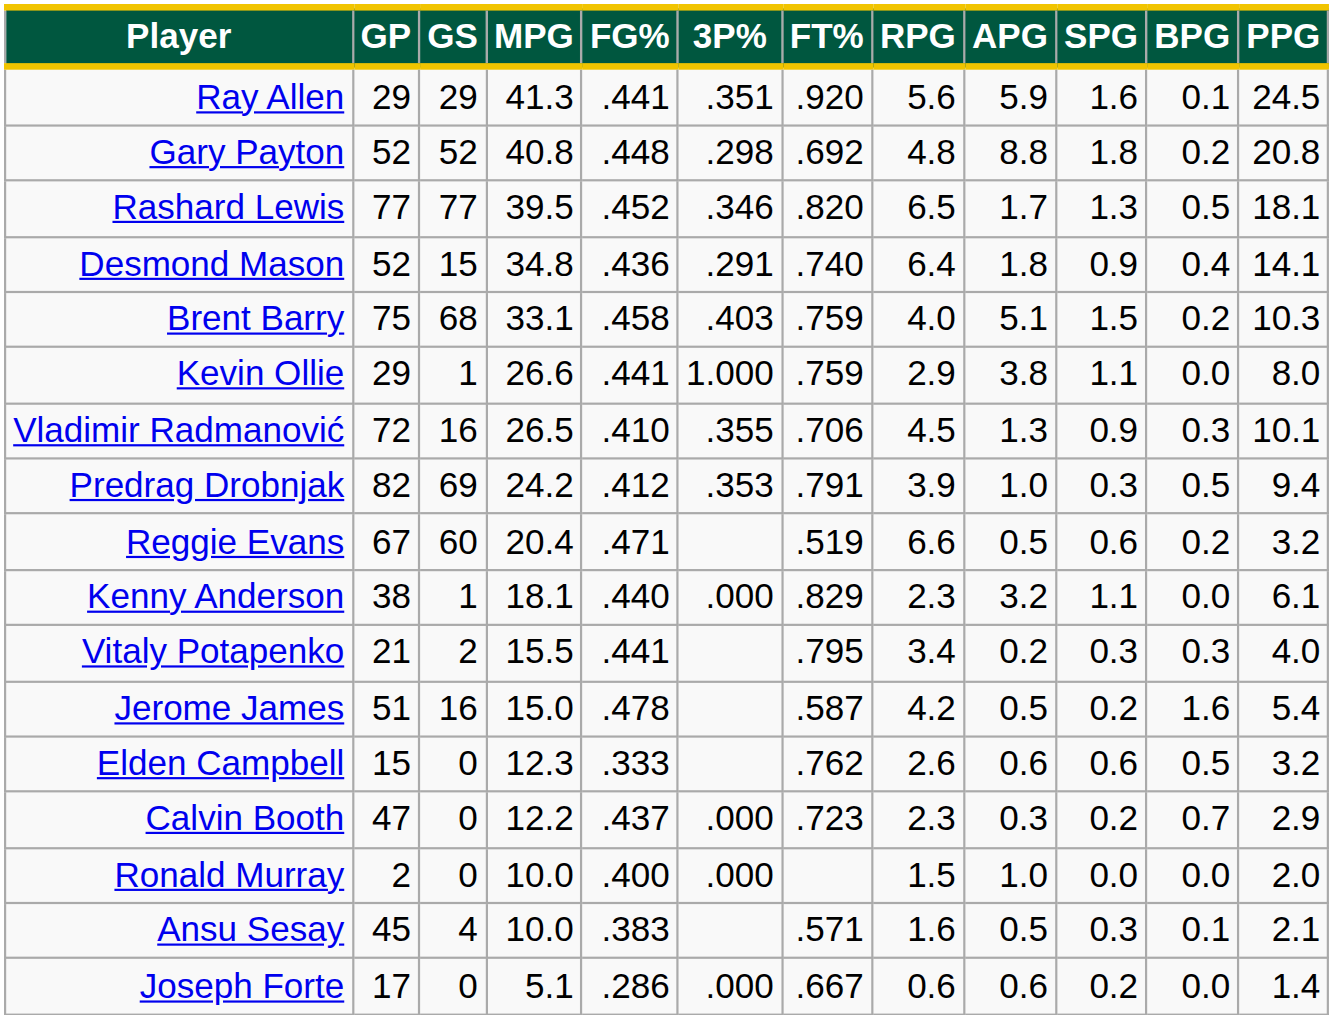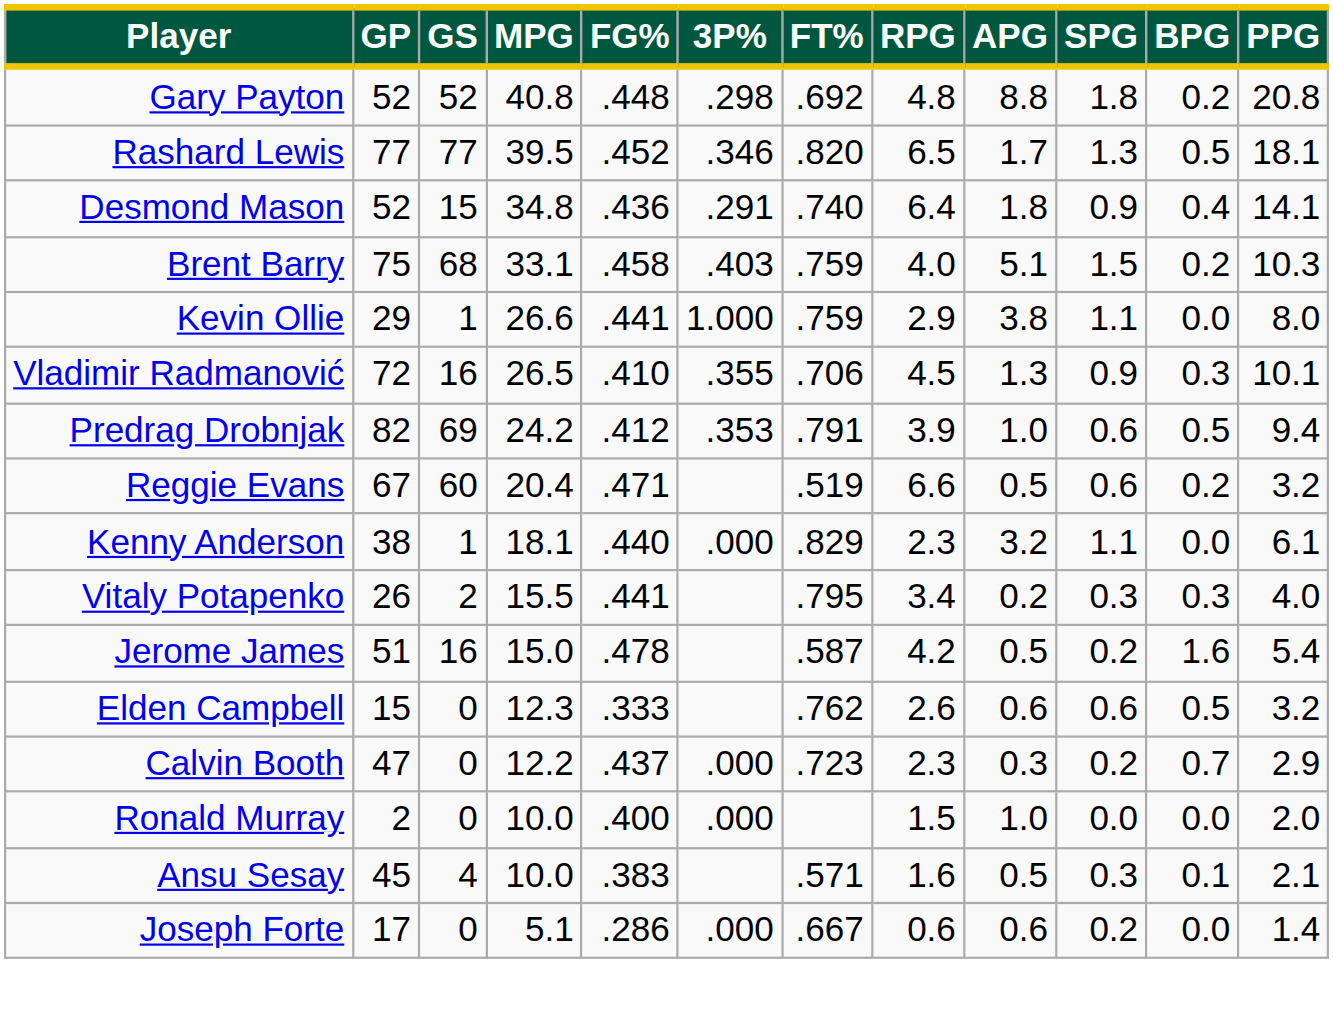- row: (270, 96)
(1114, 485) 0.3 -> (1114, 430) 0.6
(392, 652) 21 -> (392, 596) 26
